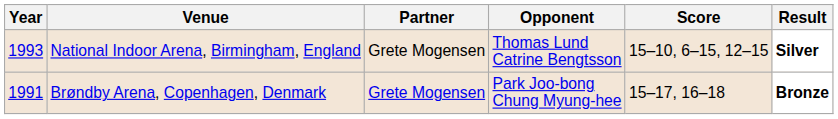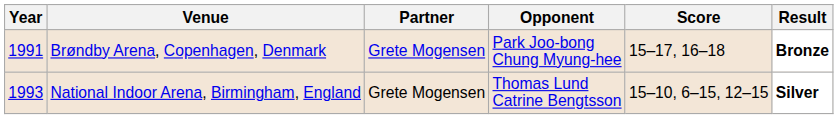rows swapped: (188, 93) <-> (206, 51)
